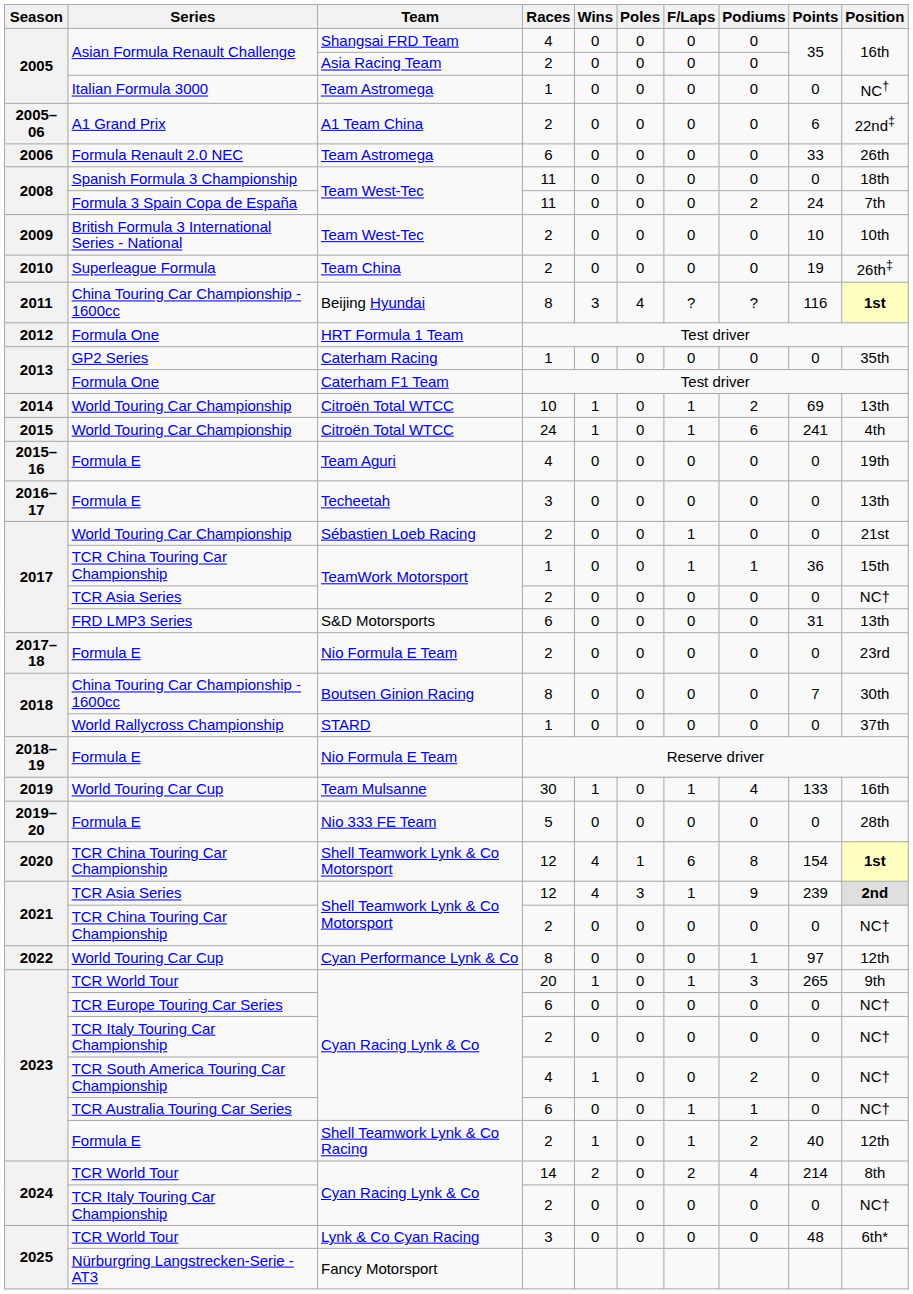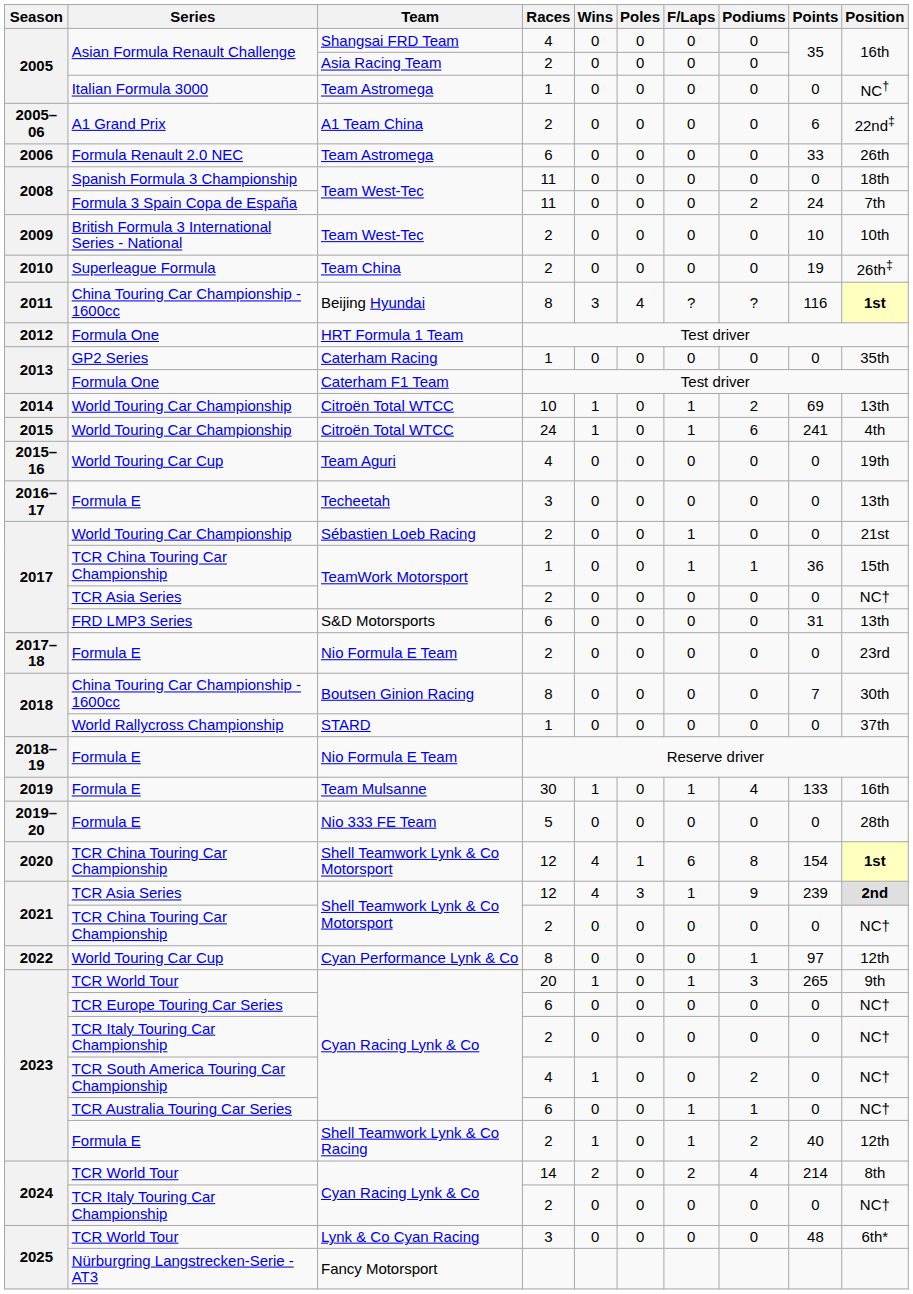(106, 461) Formula E -> (148, 461) World Touring Car Cup
(148, 790) World Touring Car Cup -> (106, 790) Formula E
